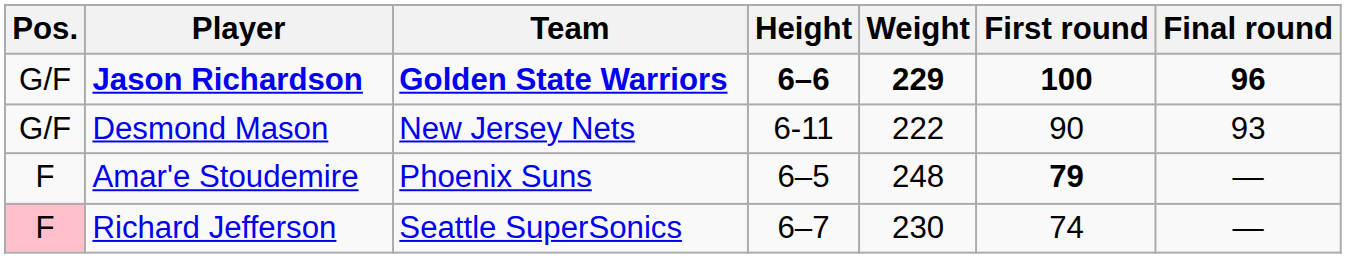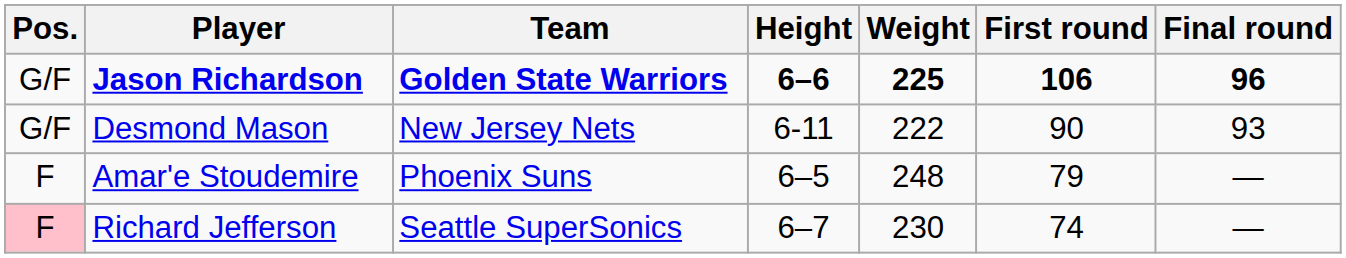(918, 78) 229 -> (918, 78) 225
(1067, 78) 100 -> (1067, 78) 106
(1067, 177) bold -> (1067, 177) normal
